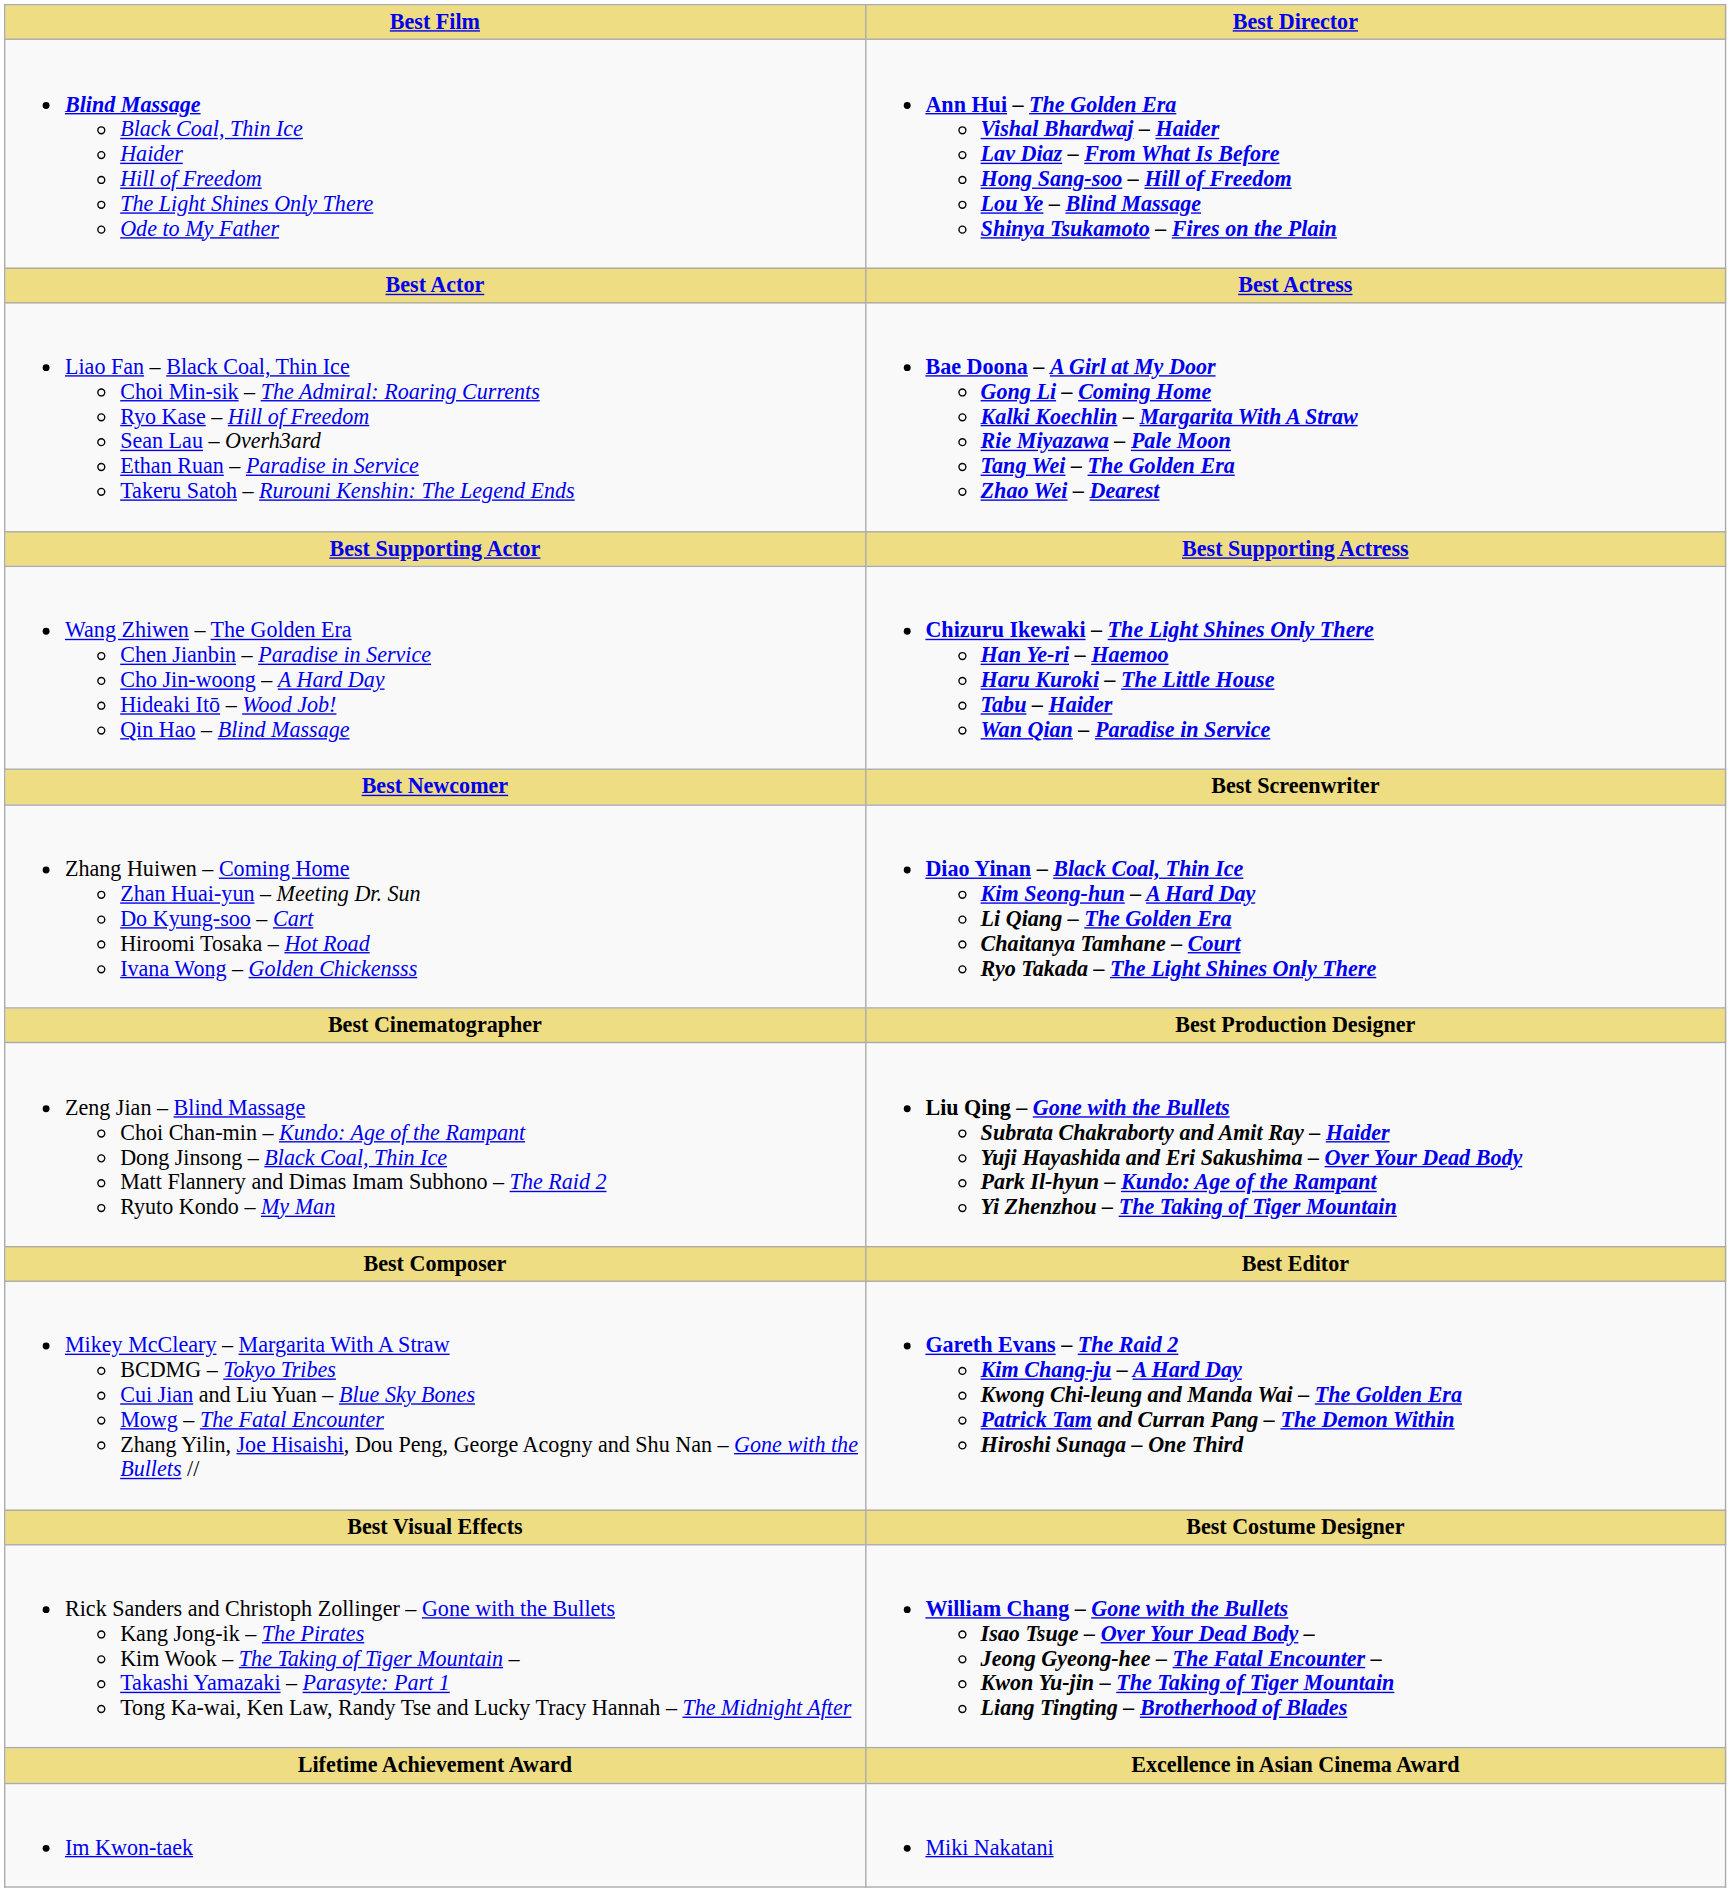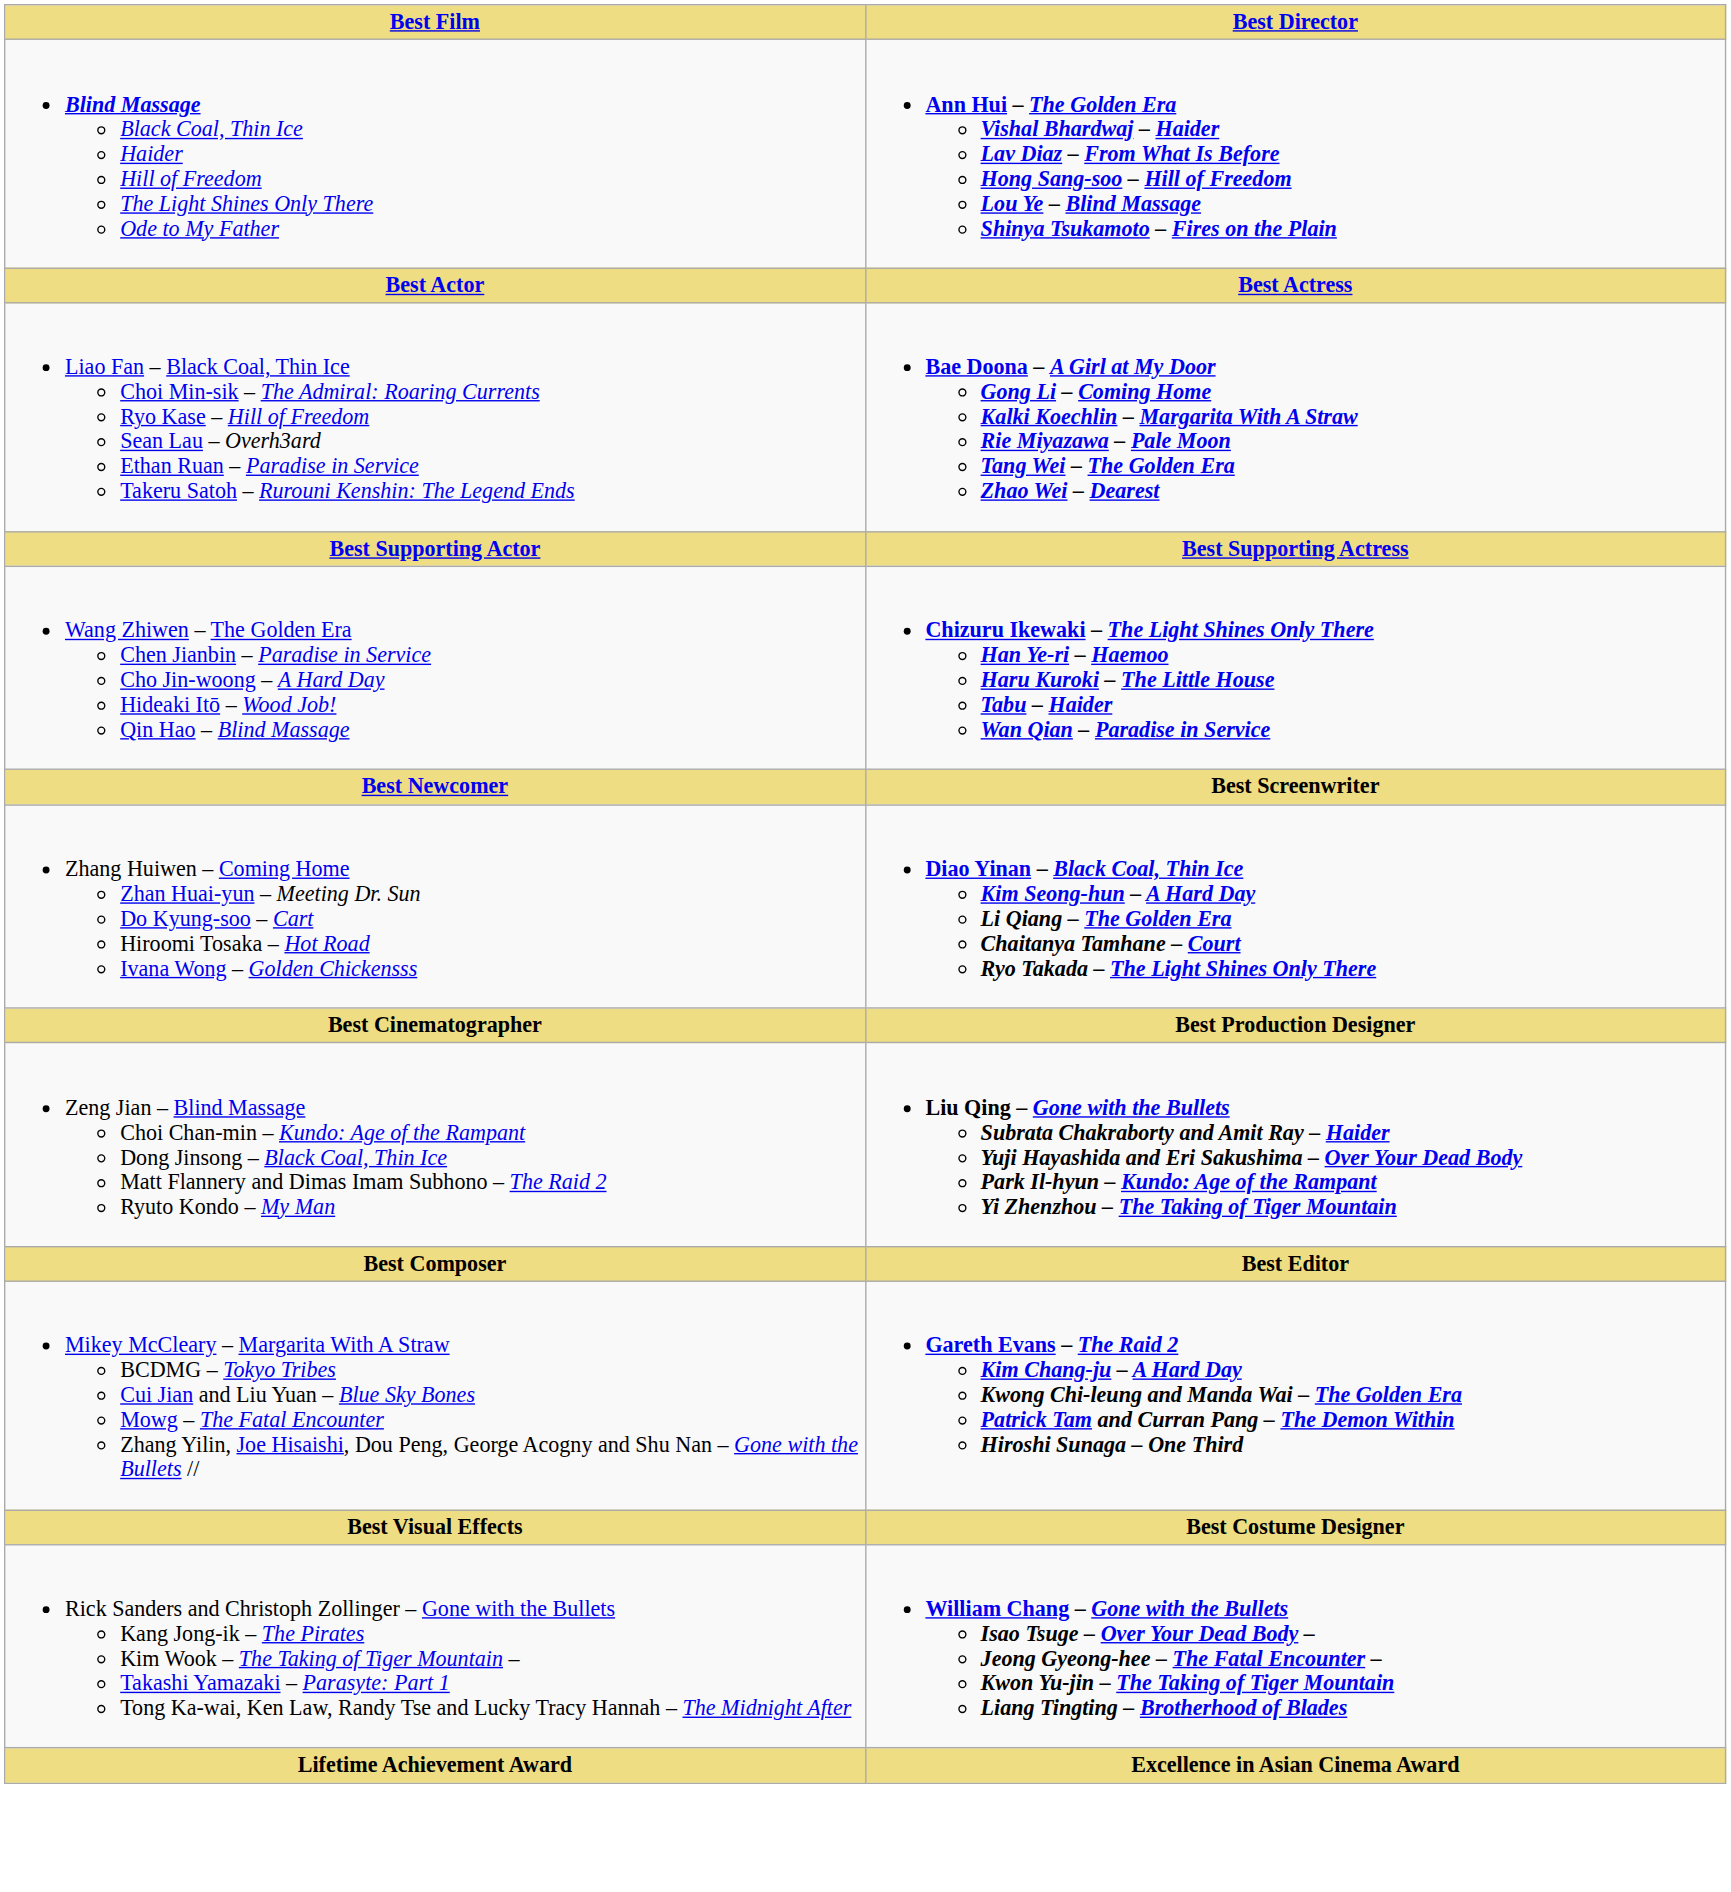- row: (435, 1847)
